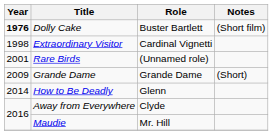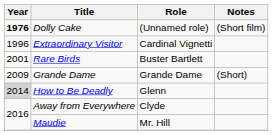(171, 28) Buster Bartlett -> (174, 28) (Unnamed role)
(18, 43) 1998 -> (18, 43) 1996
(174, 59) (Unnamed role) -> (171, 59) Buster Bartlett
(18, 91) no background -> (18, 91) lightgrey background
